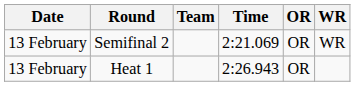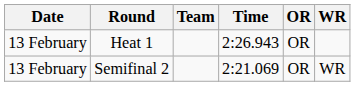rows swapped: (132, 68) <-> (132, 42)
